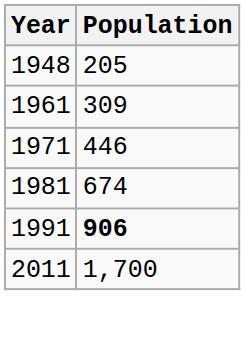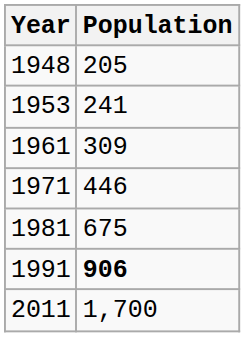+ row: (41, 107)
(105, 188) 674 -> (105, 229) 675
